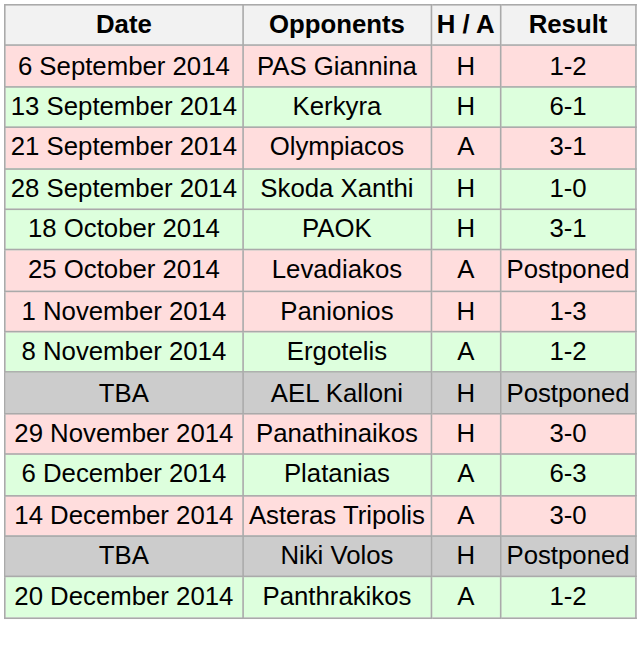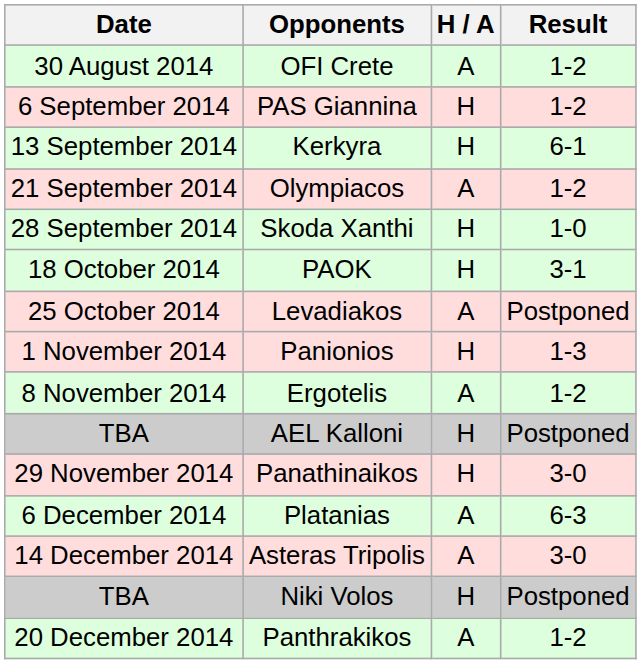+ row: (124, 65)
(568, 147) 3-1 -> (568, 188) 1-2
